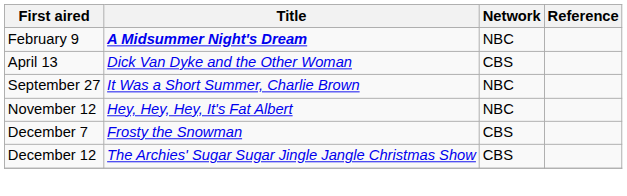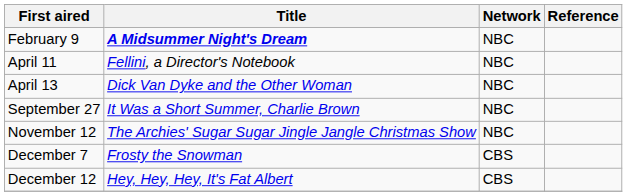+ row: (32, 62)
(498, 62) CBS -> (498, 86) NBC
(200, 109) Hey, Hey, Hey, It's Fat Albert -> (292, 132) The Archies' Sugar Sugar Jingle Jangle Christmas Show
(292, 156) The Archies' Sugar Sugar Jingle Jangle Christmas Show -> (200, 179) Hey, Hey, Hey, It's Fat Albert
